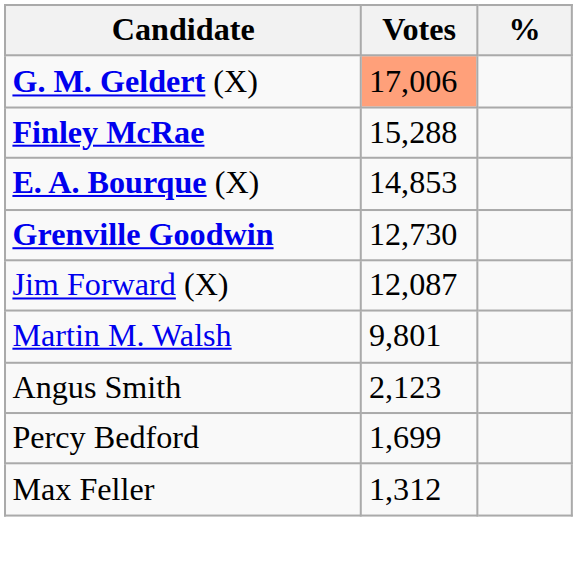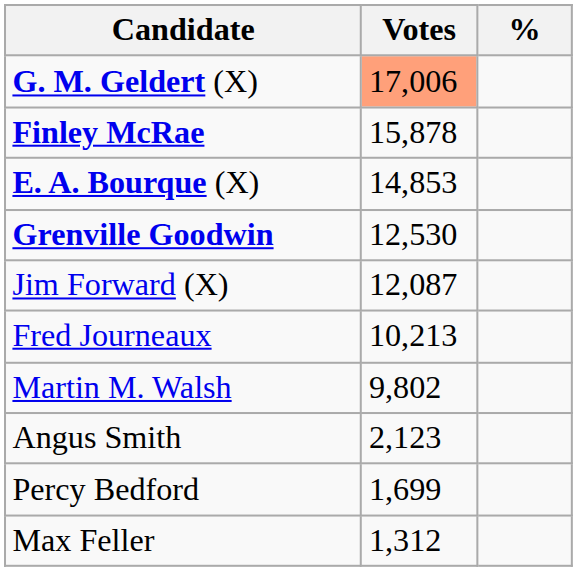(413, 132) 15,288 -> (413, 132) 15,878
(413, 234) 12,730 -> (413, 234) 12,530
+ row: (112, 336)
(405, 336) 9,801 -> (405, 387) 9,802
